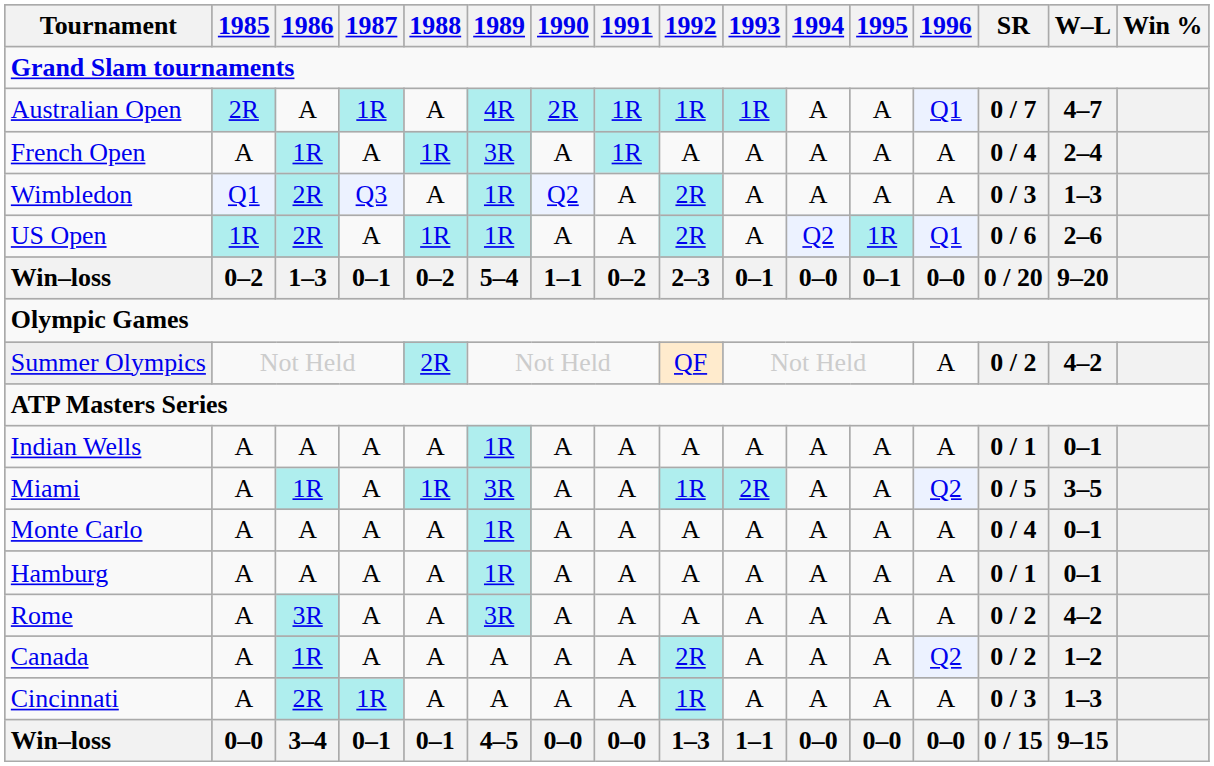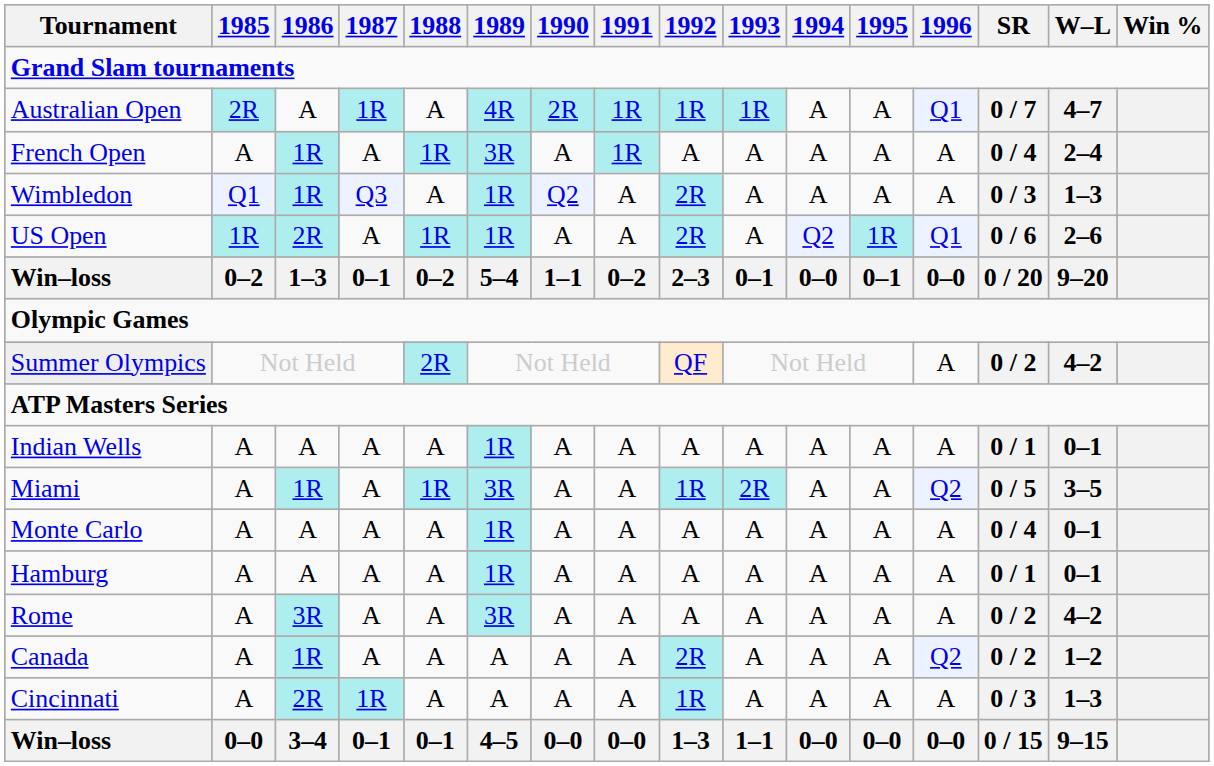(308, 193) 2R -> (308, 193) 1R
